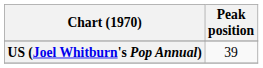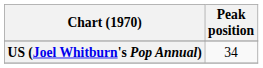(231, 52) 39 -> (231, 52) 34
